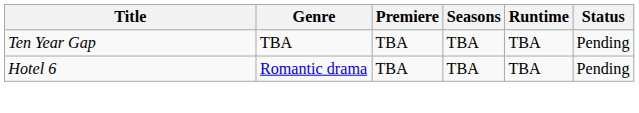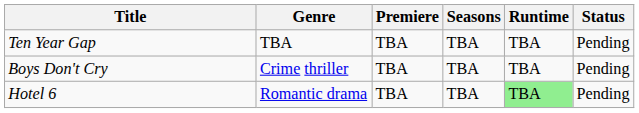+ row: (58, 68)
(525, 68) no background -> (525, 94) lightgreen background
